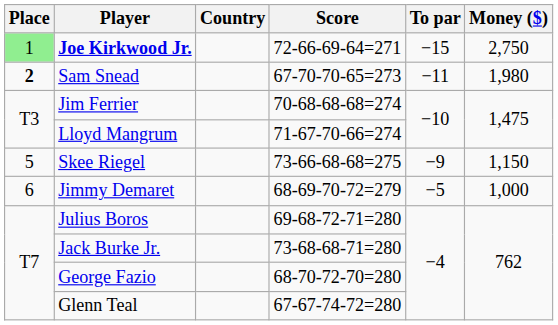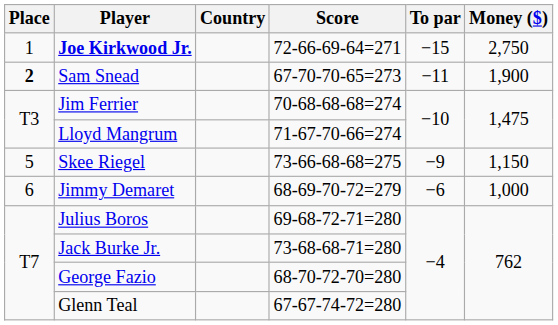(29, 47) lightgreen background -> (29, 47) no background
(508, 76) 1,980 -> (508, 76) 1,900
(435, 190) −5 -> (435, 190) −6
